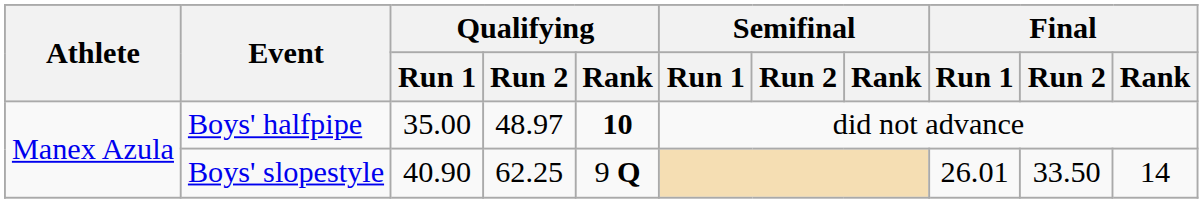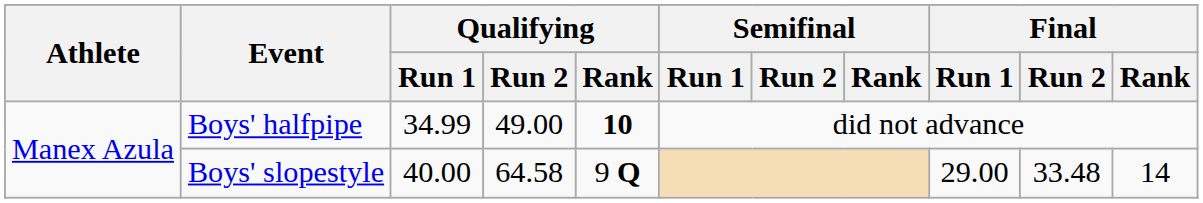(437, 124) 35.00 -> (437, 124) 34.99
(529, 124) 48.97 -> (529, 124) 49.00
(437, 172) 40.90 -> (437, 172) 40.00
(529, 172) 62.25 -> (529, 172) 64.58
(975, 172) 26.01 -> (975, 172) 29.00
(1067, 172) 33.50 -> (1067, 172) 33.48
